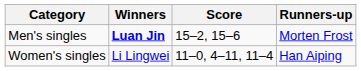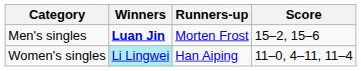columns swapped: (316, 14) <-> (224, 14)
(140, 55) no background -> (140, 55) paleturquoise background
